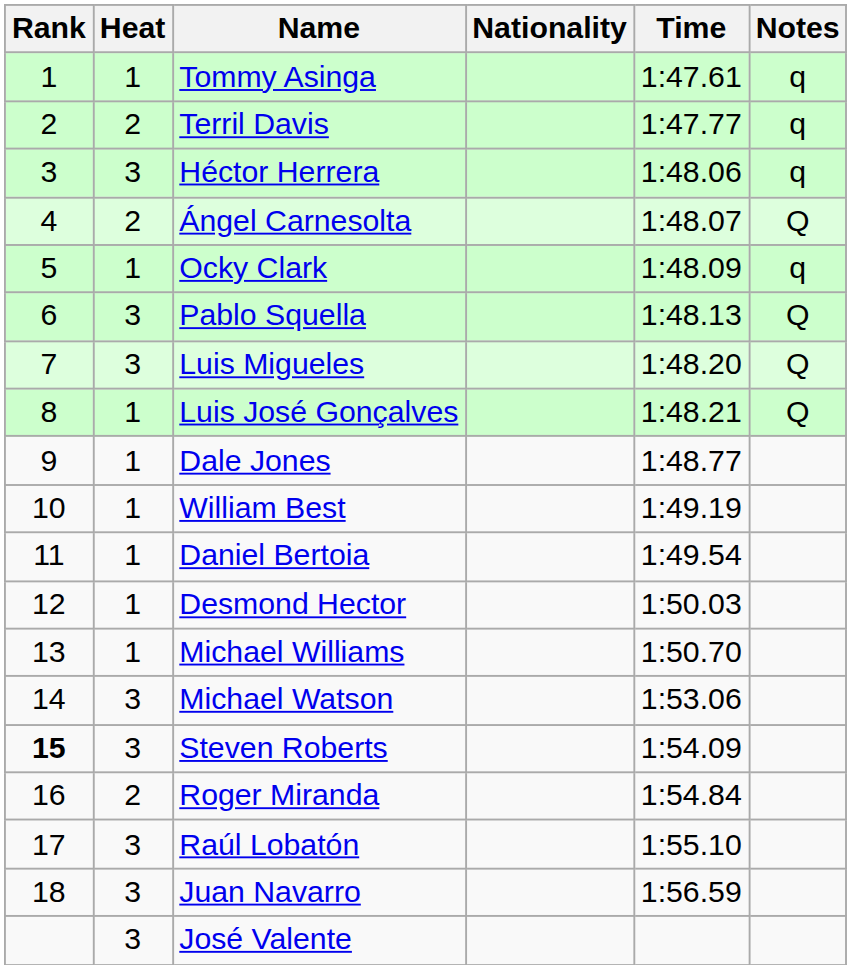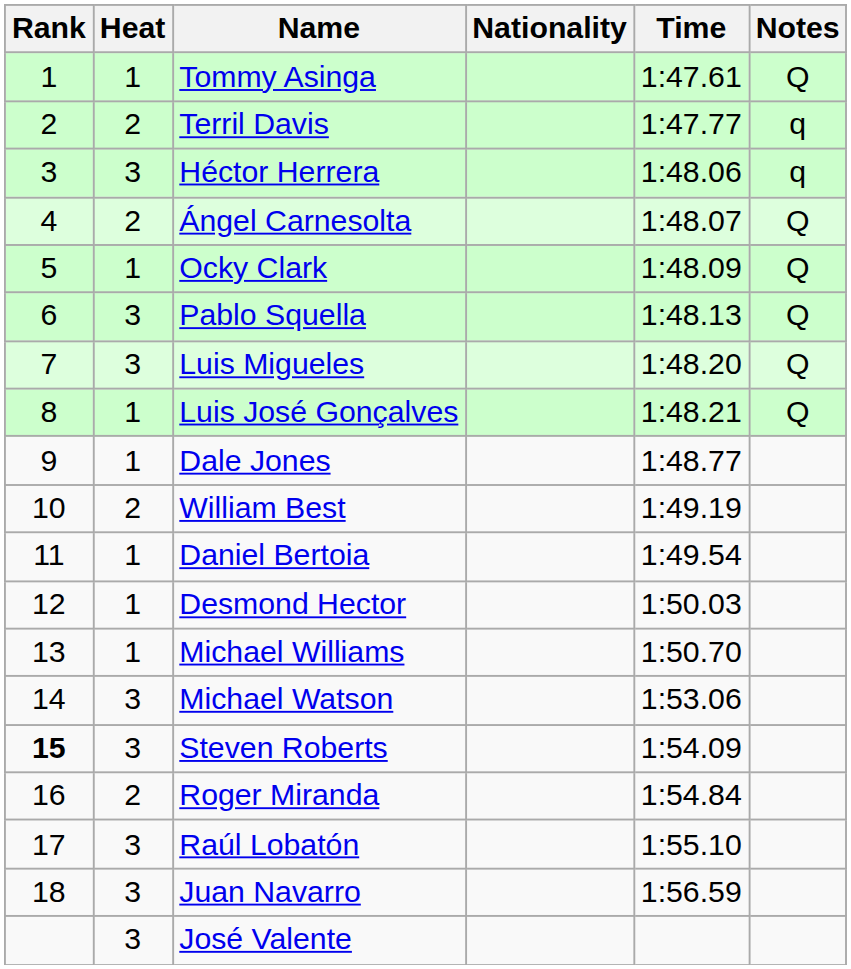(798, 76) q -> (798, 76) Q
(798, 268) q -> (798, 268) Q
(133, 508) 1 -> (133, 508) 2
